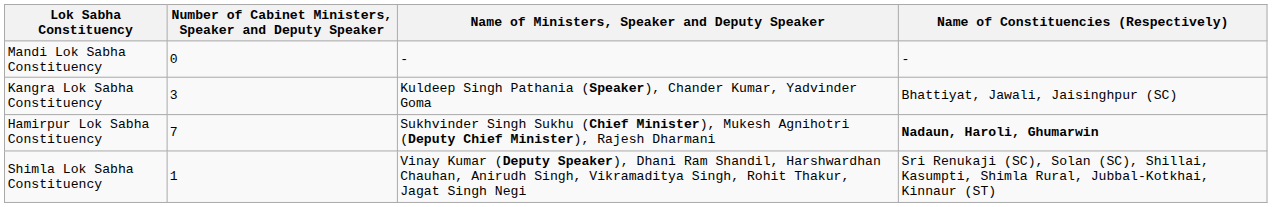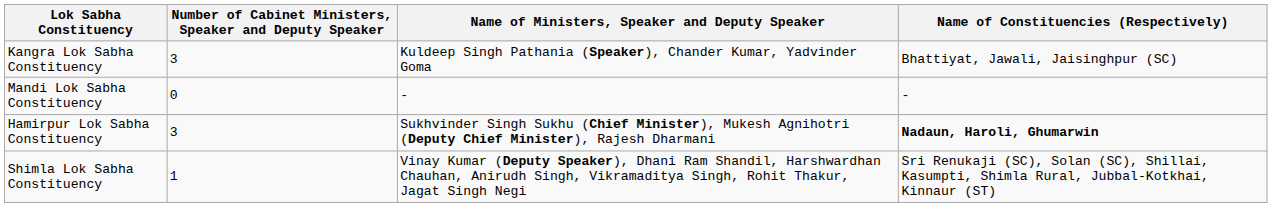rows swapped: (71, 96) <-> (67, 59)
(174, 132) 7 -> (174, 132) 3
